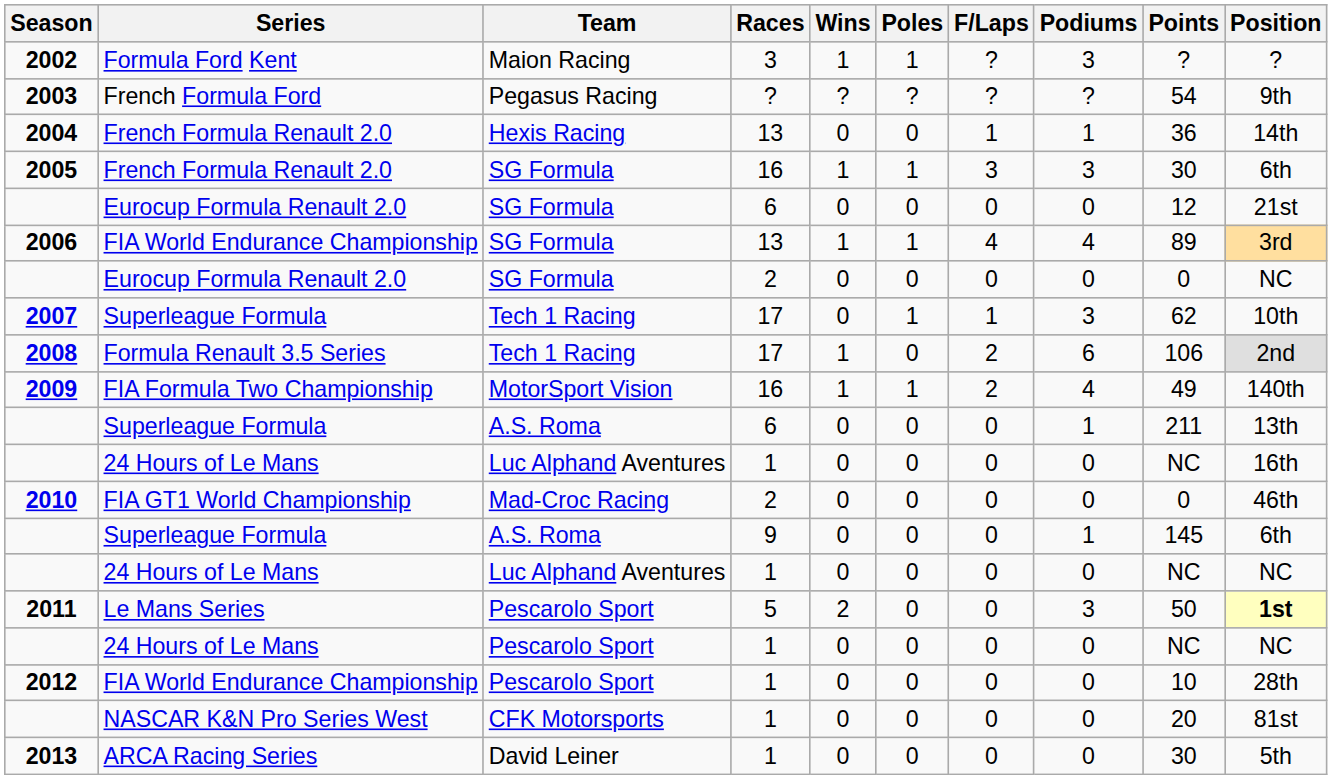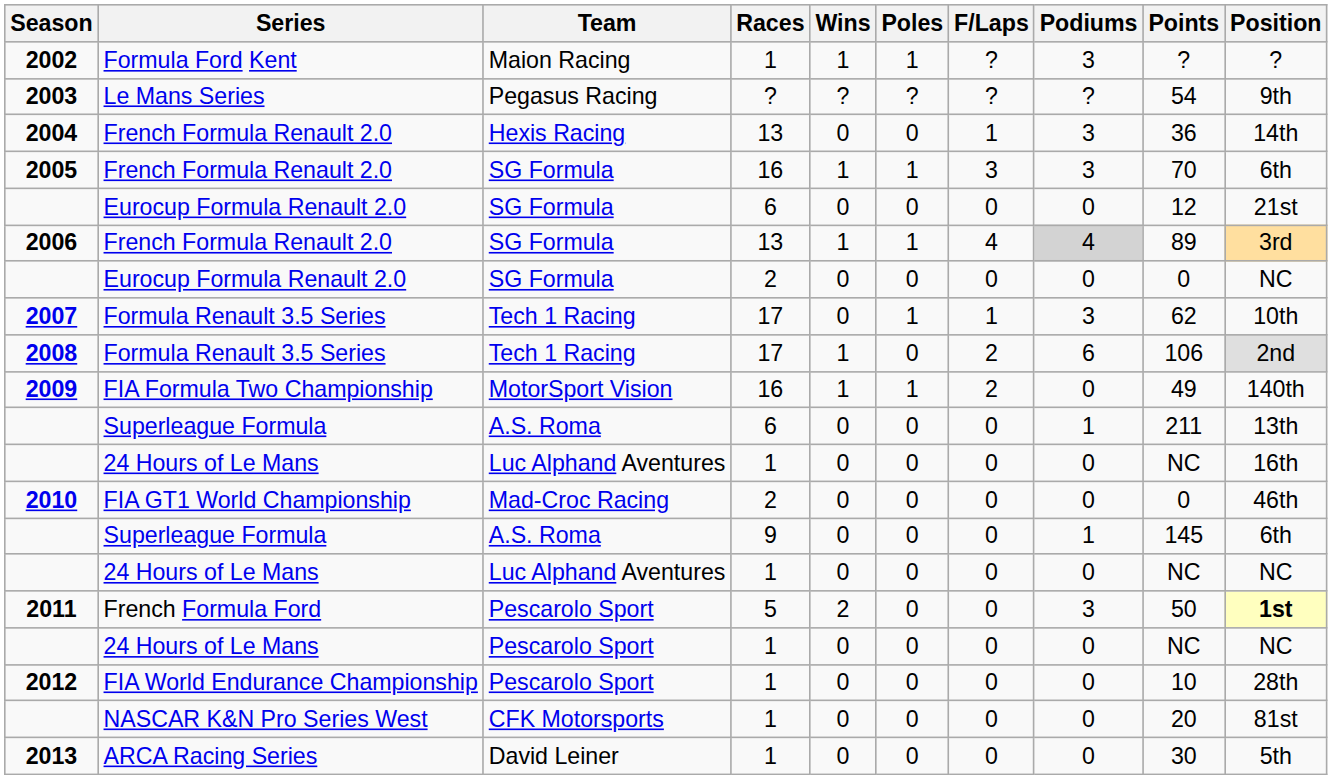(770, 60) 3 -> (770, 60) 1
(212, 97) French Formula Ford -> (184, 97) Le Mans Series
(1089, 133) 1 -> (1089, 133) 3
(1184, 170) 30 -> (1184, 170) 70
(291, 243) FIA World Endurance Championship -> (248, 243) French Formula Renault 2.0
(1089, 243) no background -> (1089, 243) lightgrey background
(215, 317) Superleague Formula -> (245, 317) Formula Renault 3.5 Series
(1089, 390) 4 -> (1089, 390) 0
(184, 610) Le Mans Series -> (212, 610) French Formula Ford
